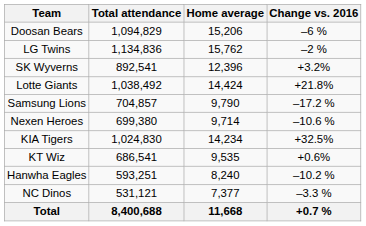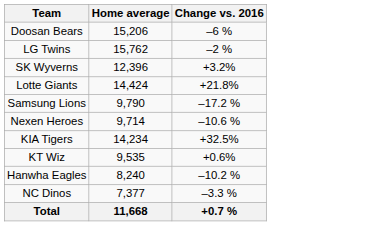- column: (136, 13)
